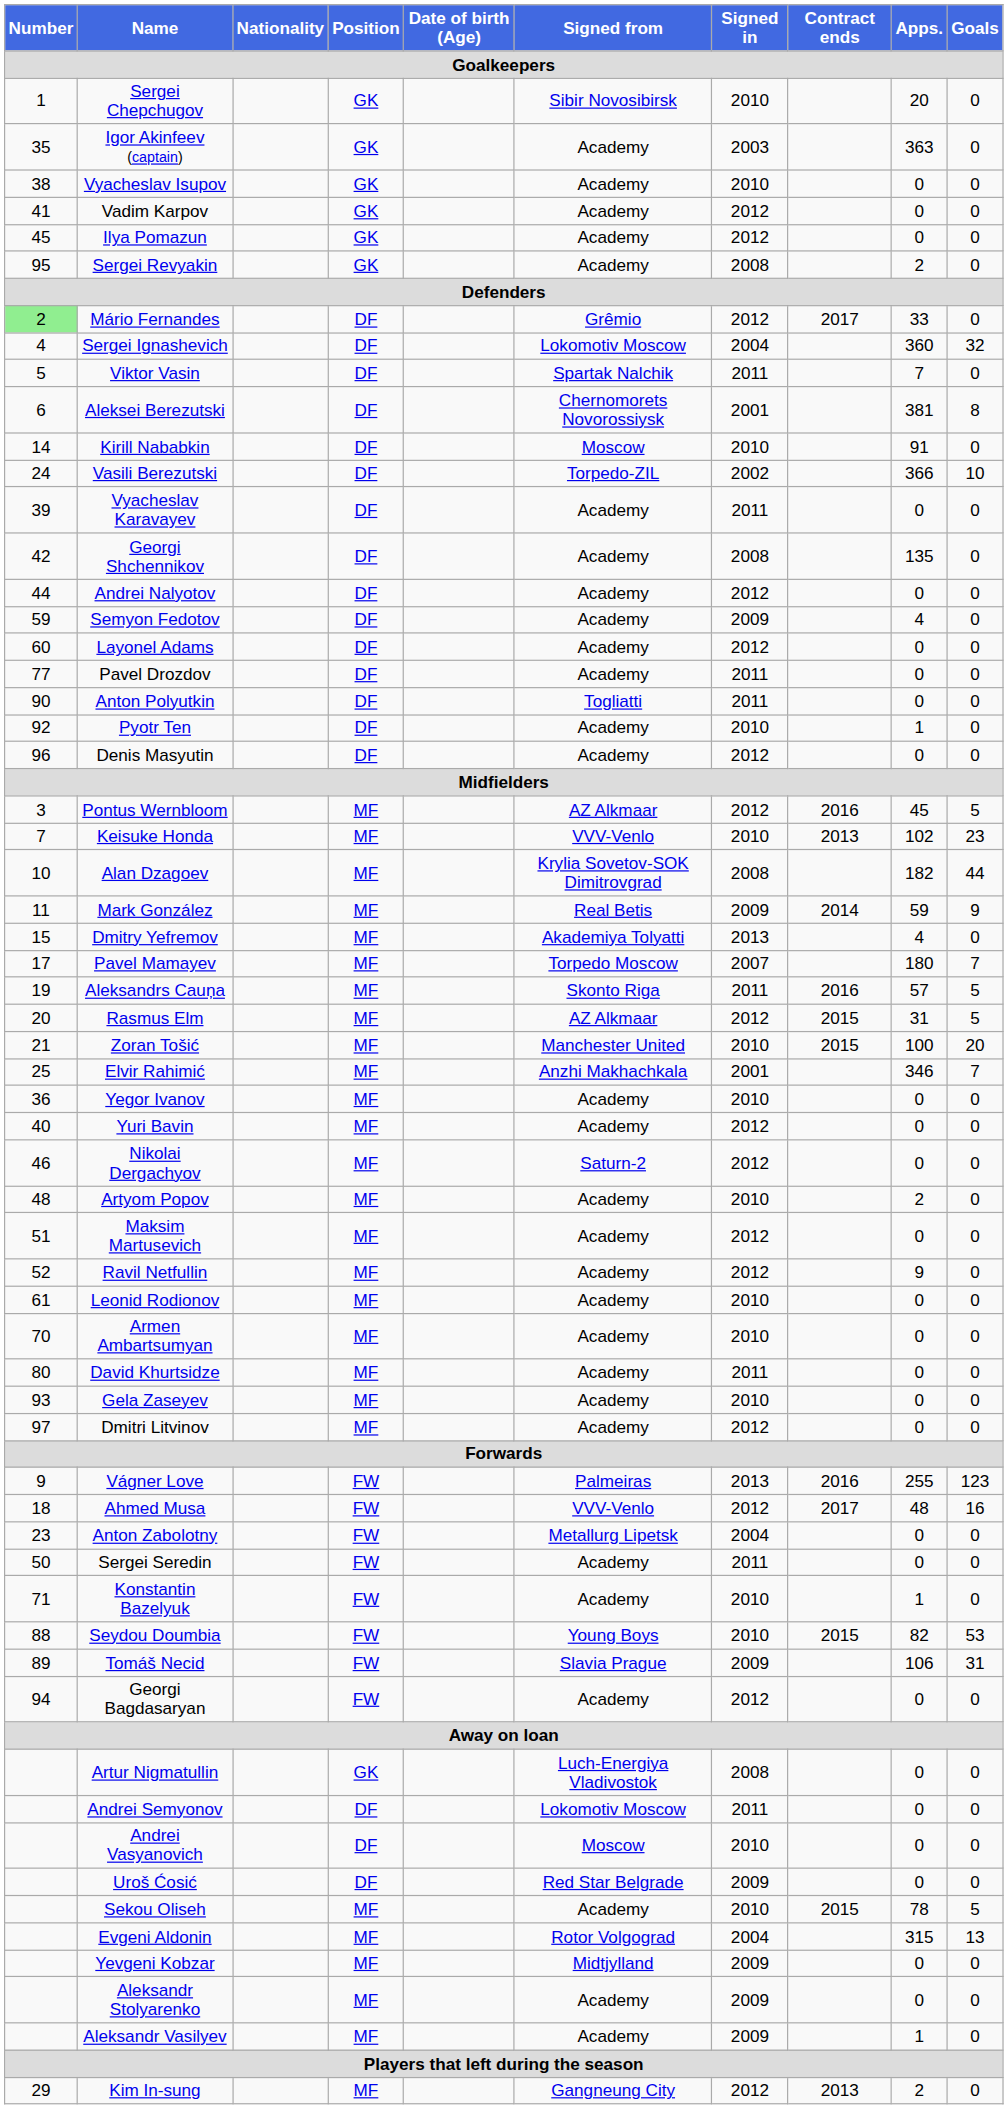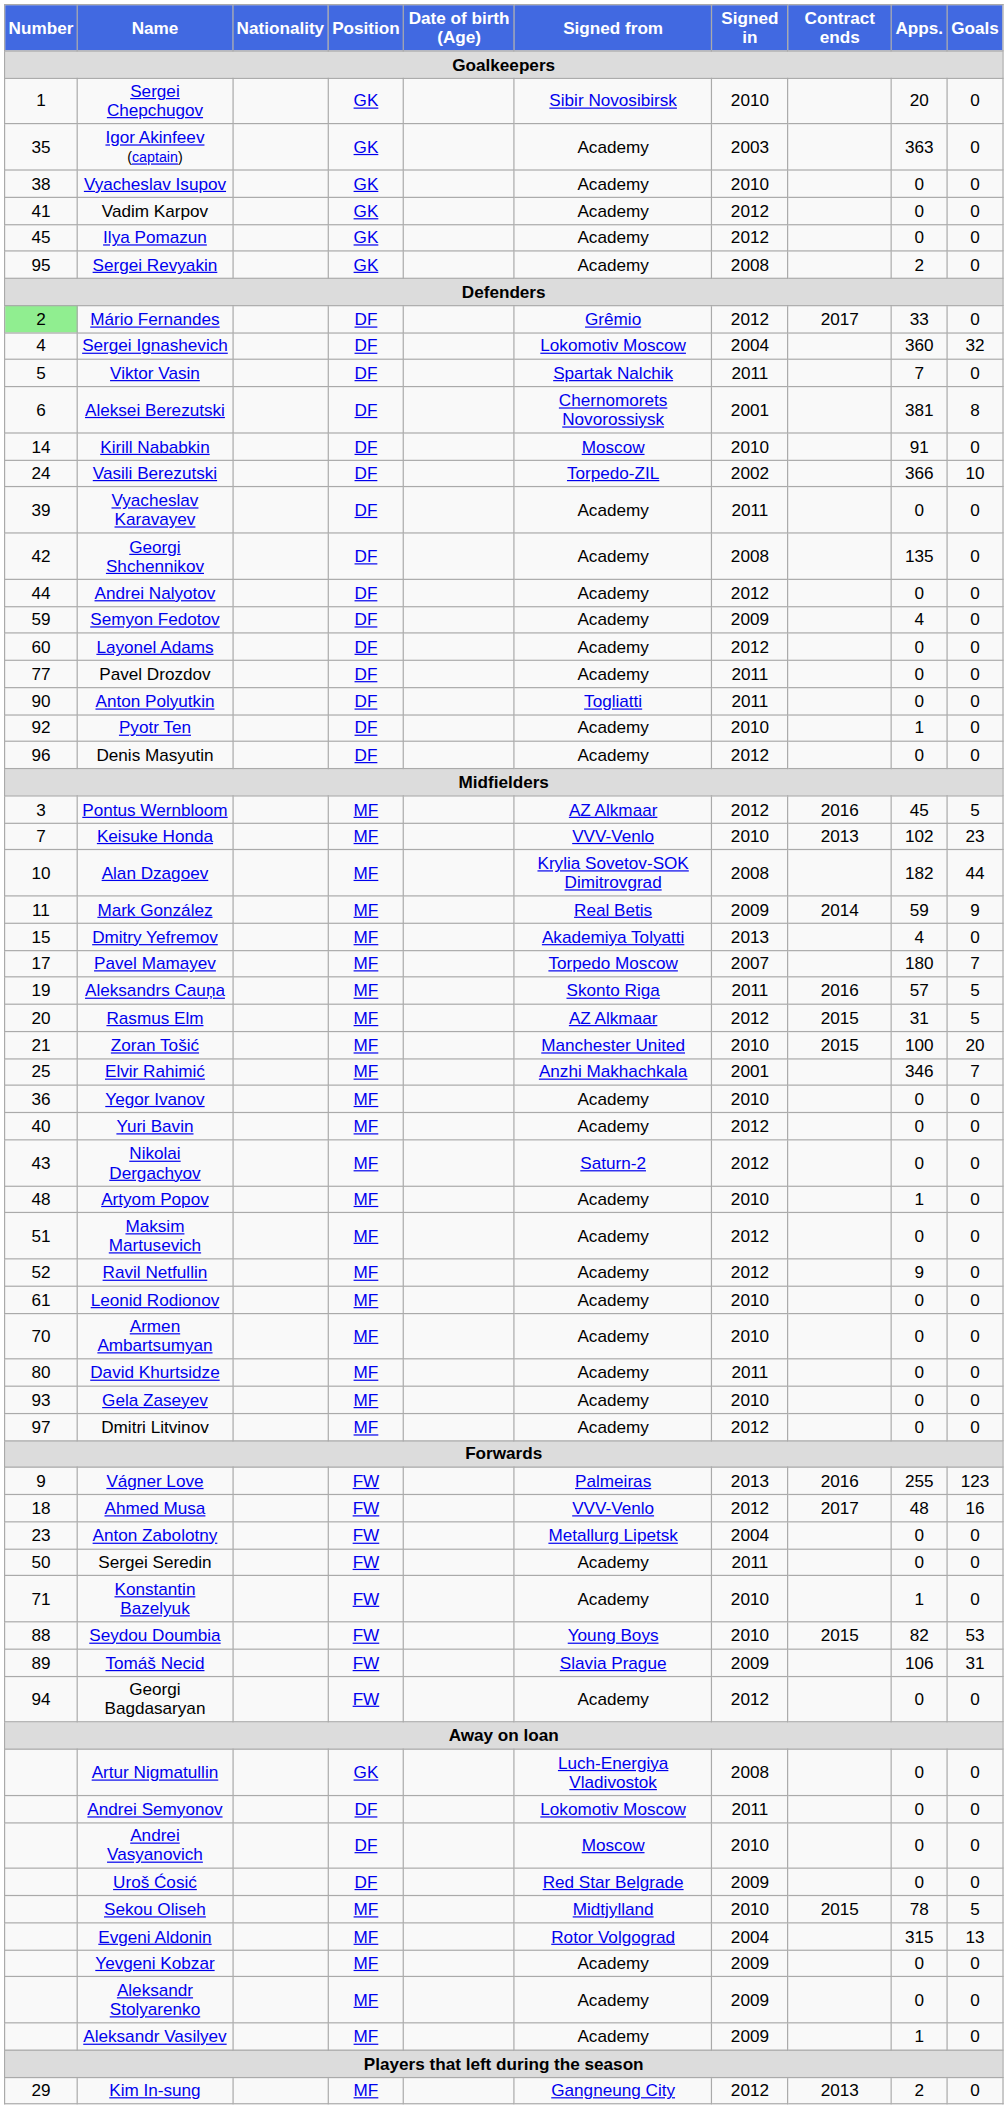(41, 1163) 46 -> (41, 1163) 43
(919, 1200) 2 -> (919, 1200) 1
(613, 1909) Academy -> (613, 1909) Midtjylland
(613, 1964) Midtjylland -> (613, 1964) Academy
